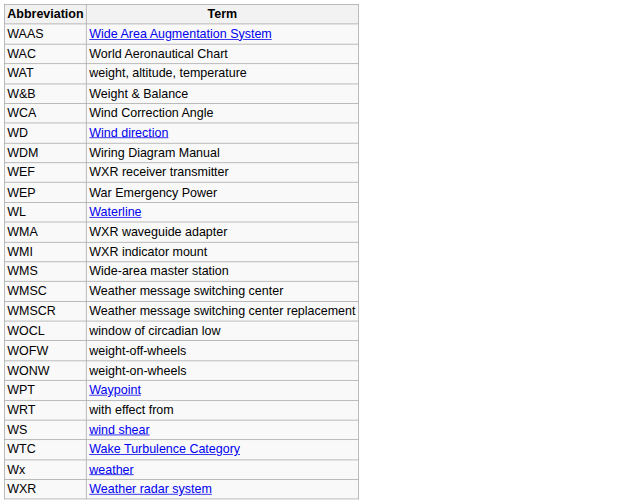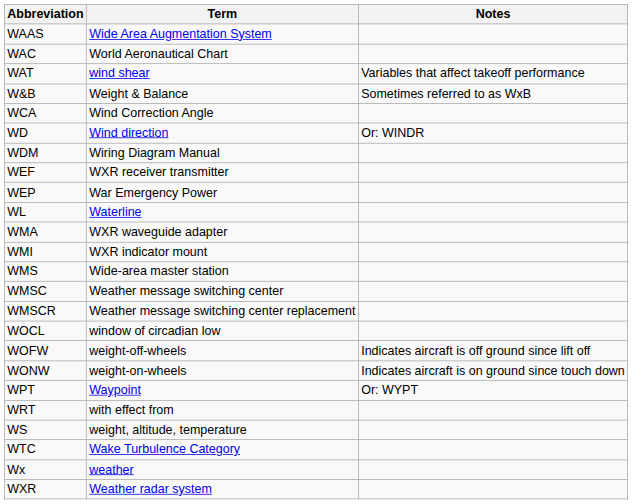+ column: (493, 14)
(168, 73) weight, altitude, temperature -> (119, 73) wind shear
(119, 430) wind shear -> (168, 430) weight, altitude, temperature
